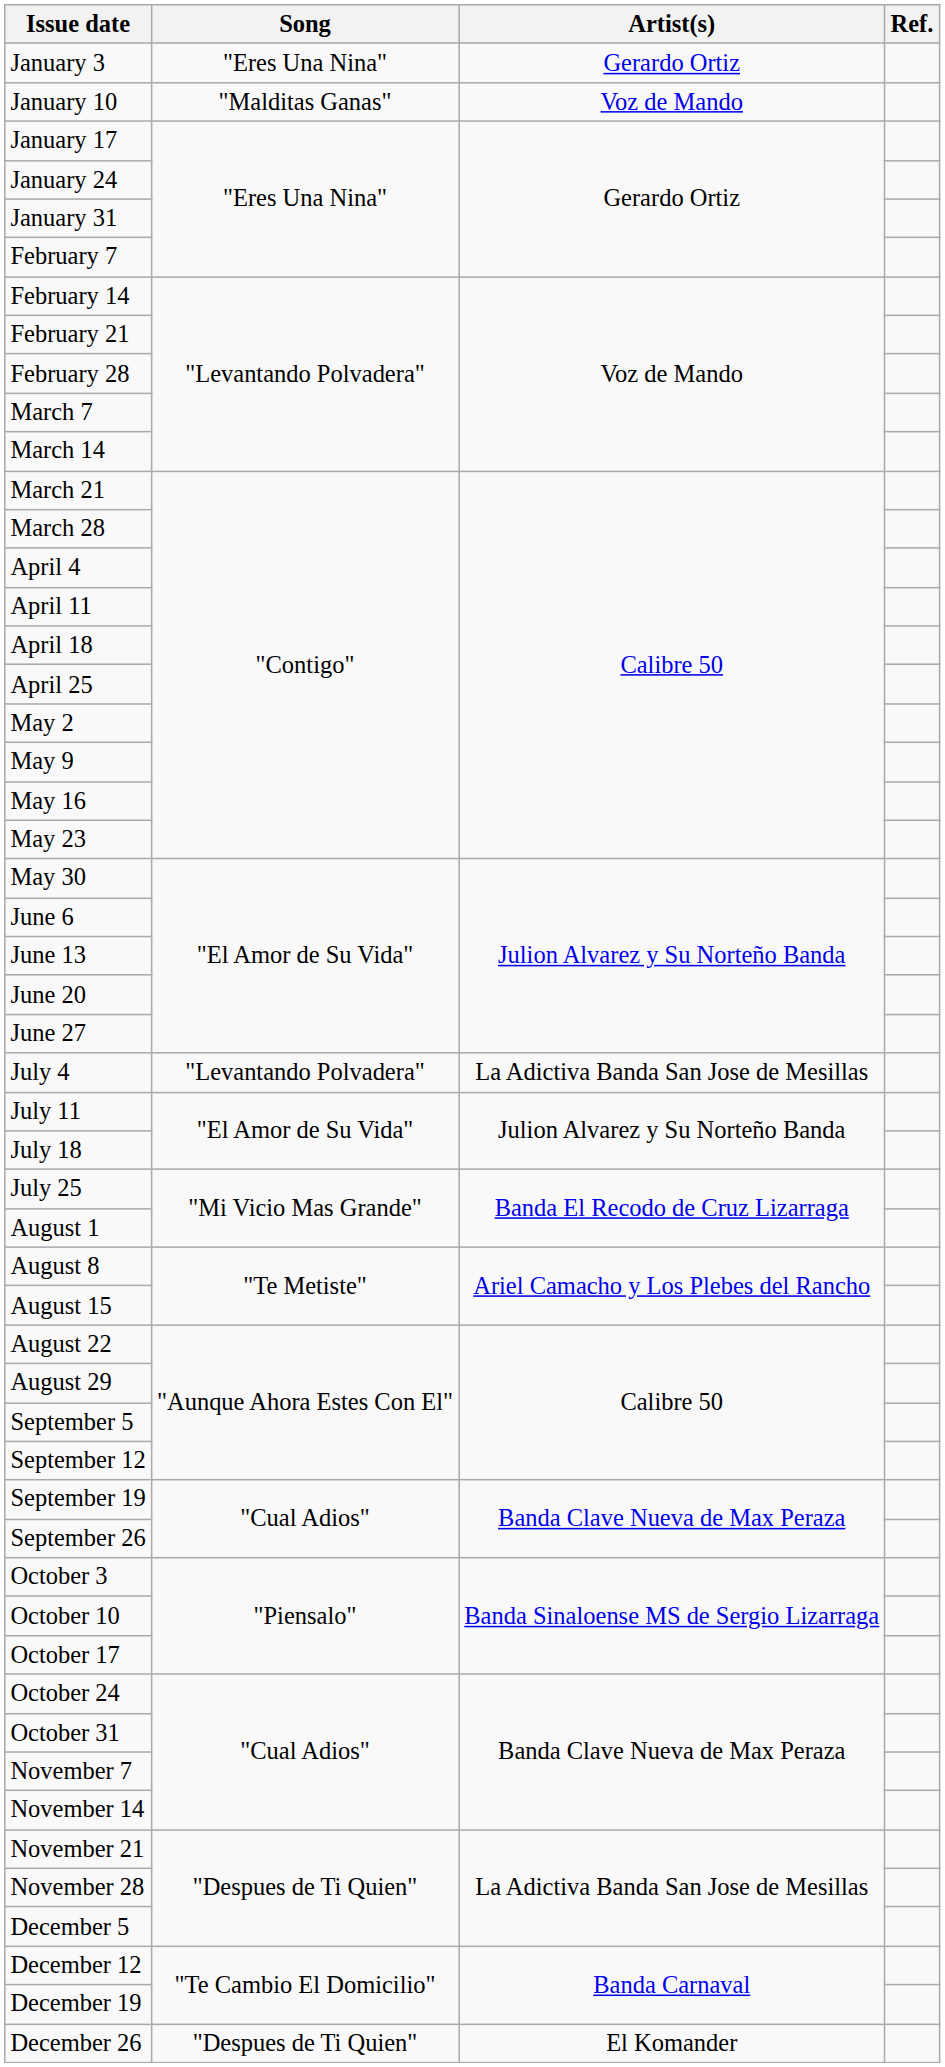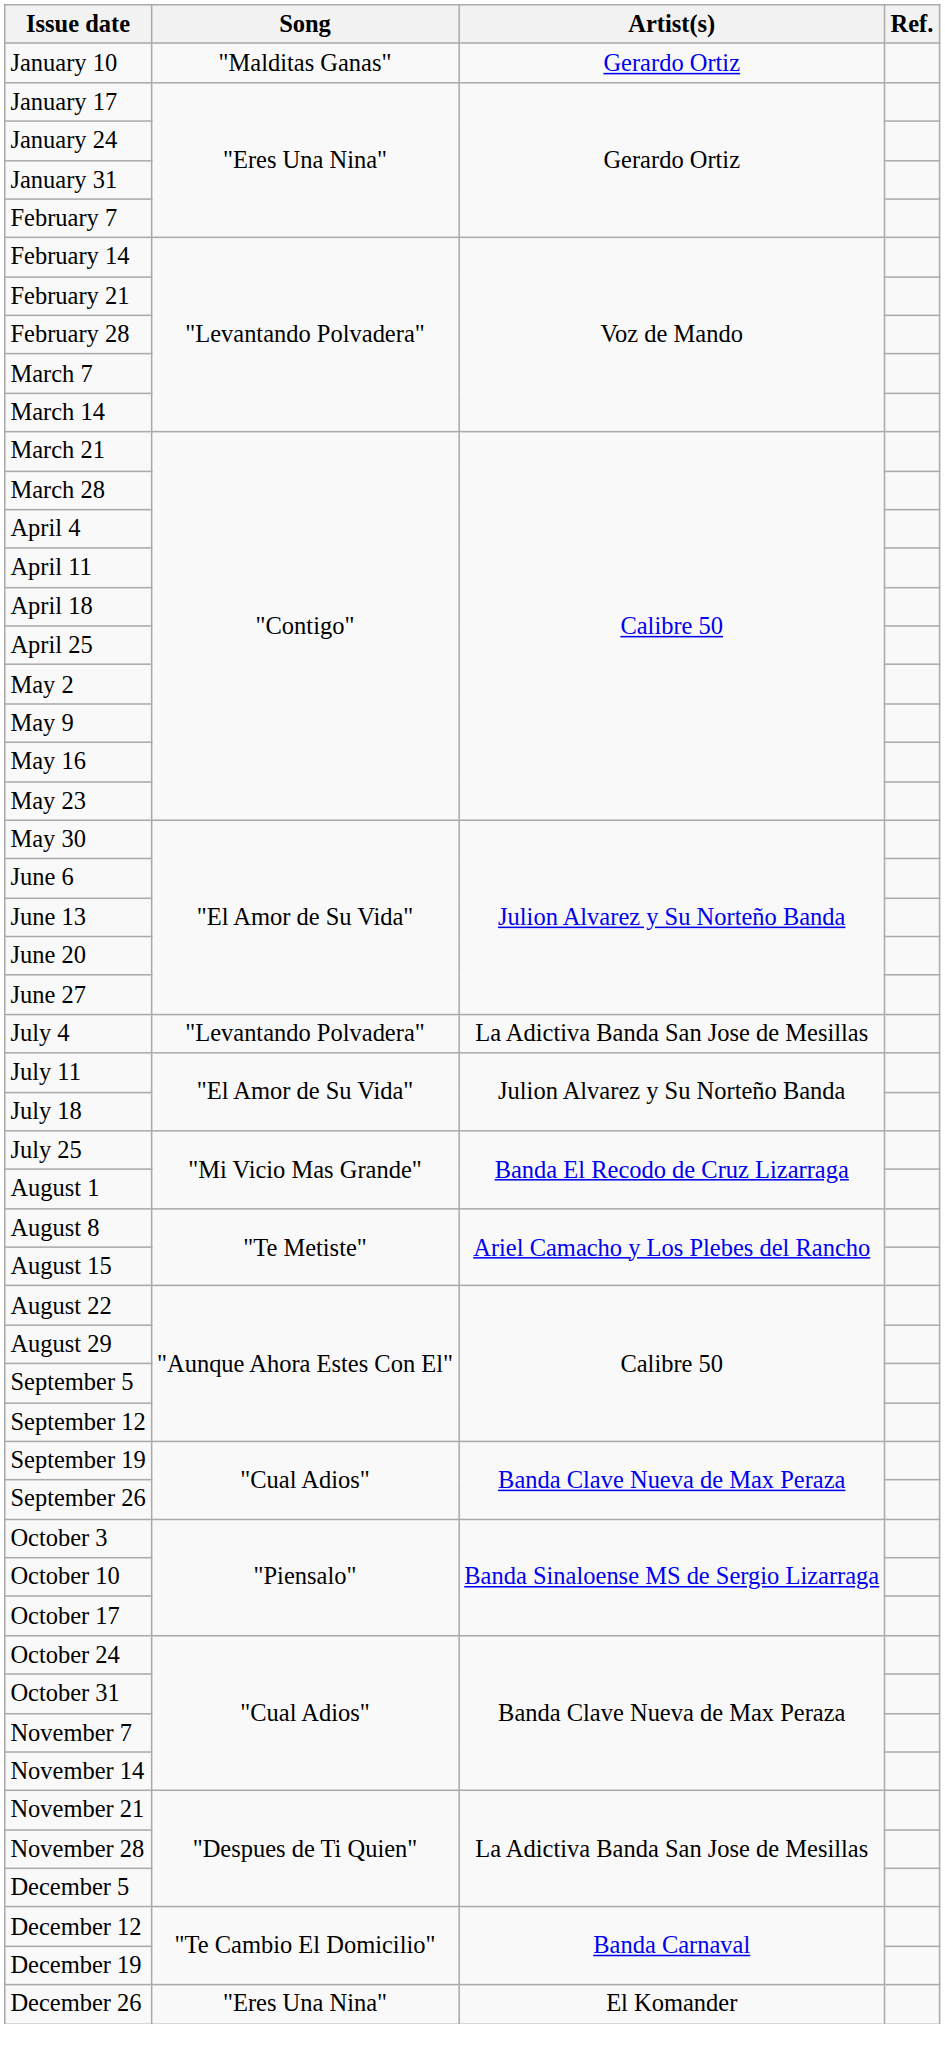- row: (58, 62)
(672, 101) Voz de Mando -> (672, 62) Gerardo Ortiz
(305, 2042) "Despues de Ti Quien" -> (305, 2003) "Eres Una Nina"
